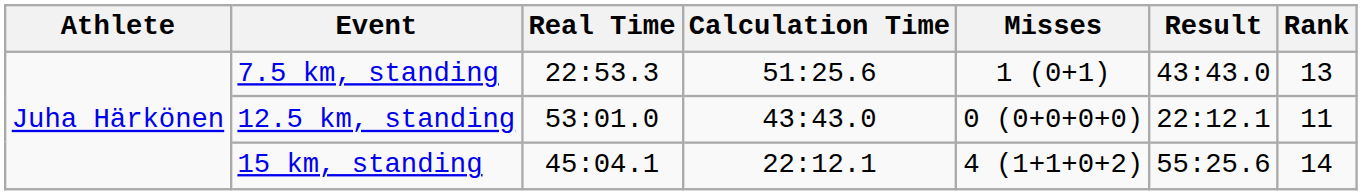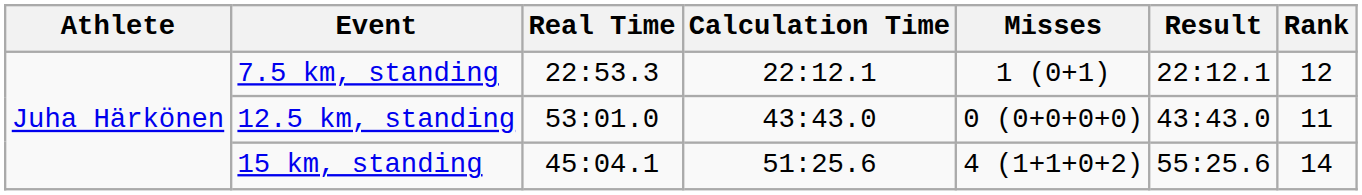(819, 74) 51:25.6 -> (819, 74) 22:12.1
(1213, 74) 43:43.0 -> (1213, 74) 22:12.1
(1317, 74) 13 -> (1317, 74) 12
(1213, 119) 22:12.1 -> (1213, 119) 43:43.0
(819, 165) 22:12.1 -> (819, 165) 51:25.6
